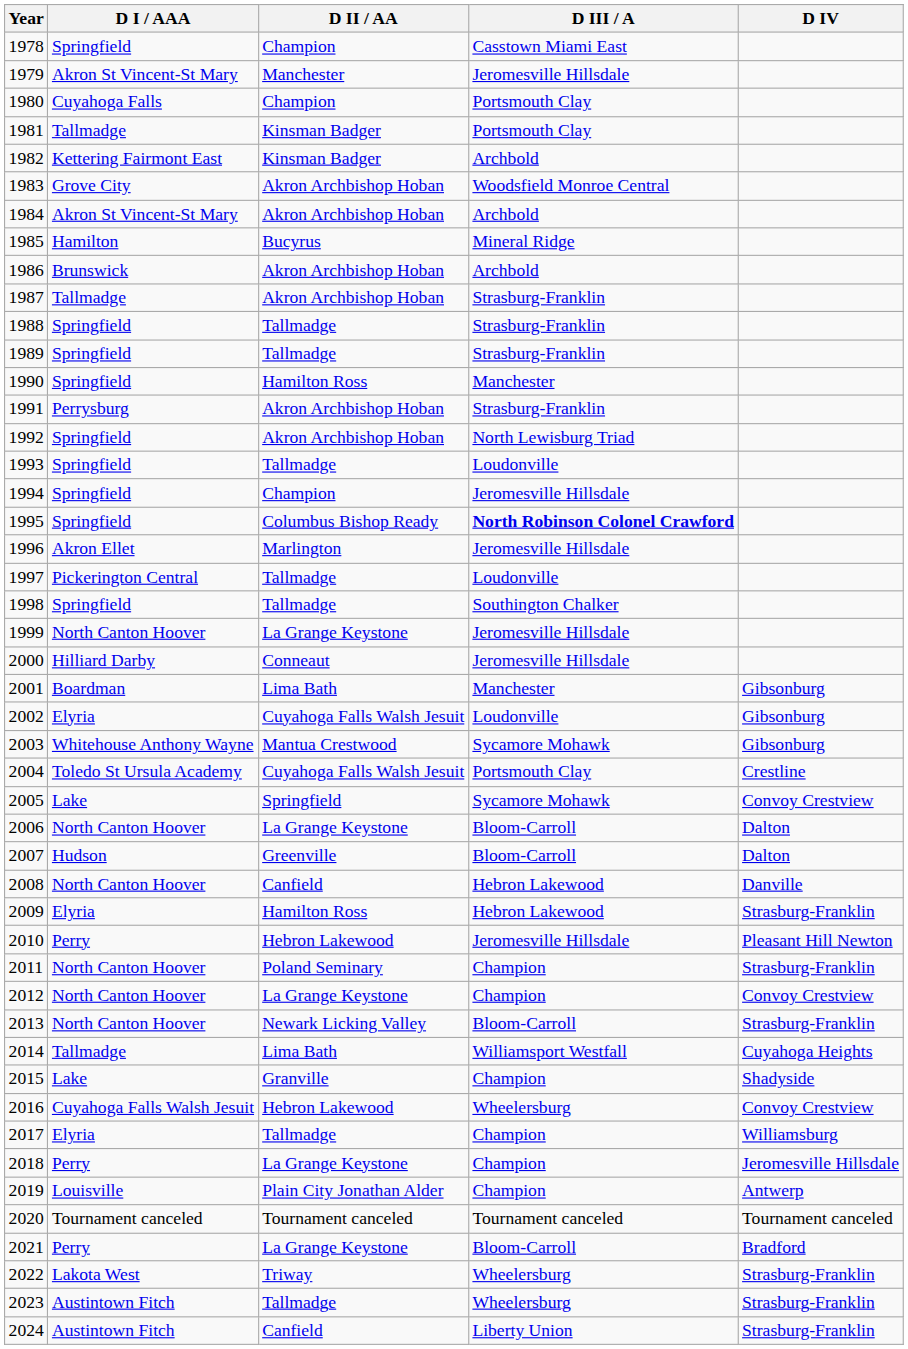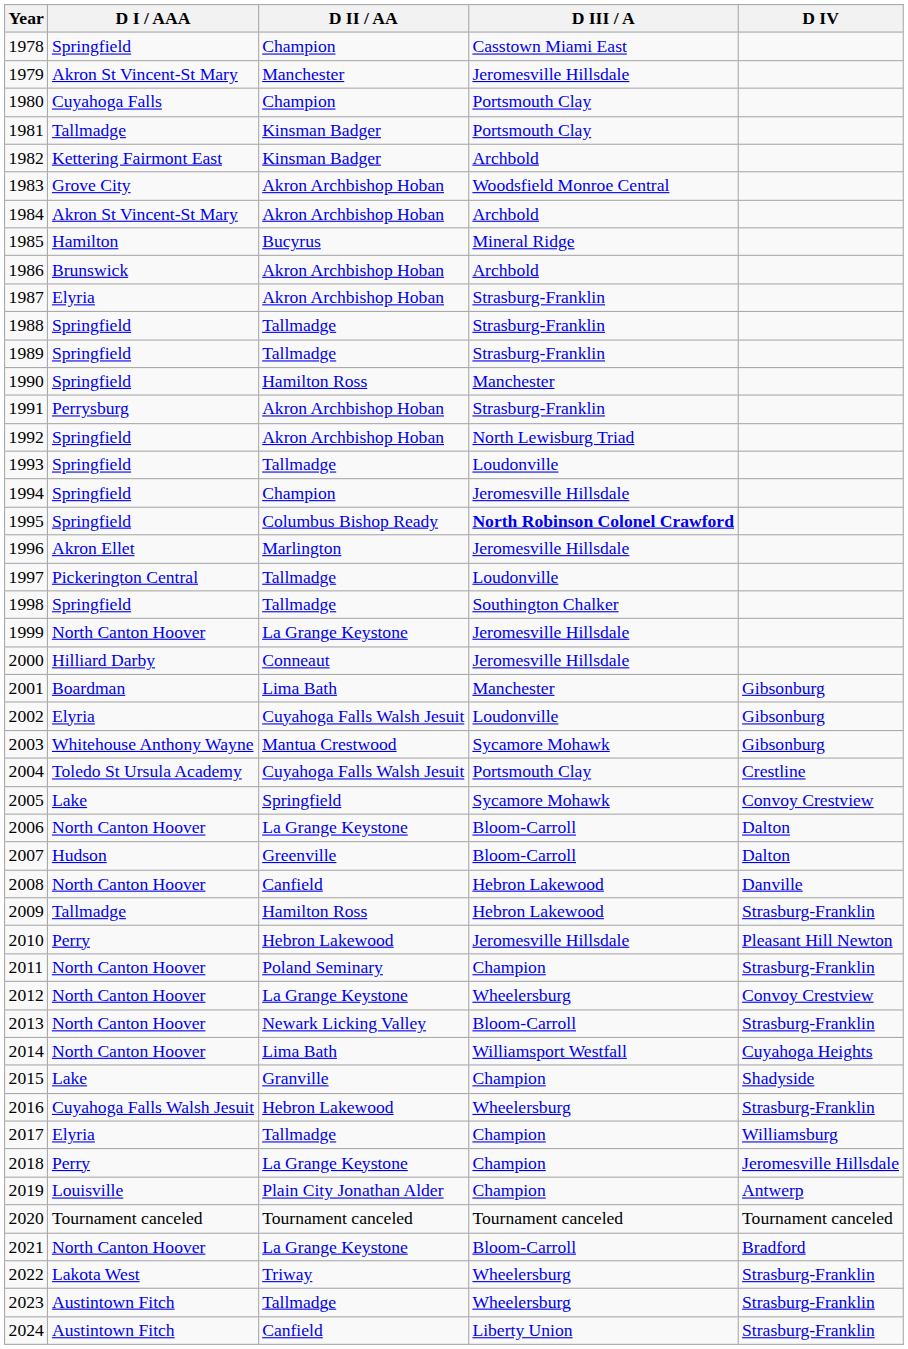(89, 297) Tallmadge -> (73, 297) Elyria
(73, 911) Elyria -> (89, 911) Tallmadge
(509, 995) Champion -> (522, 995) Wheelersburg
(89, 1051) Tallmadge -> (129, 1051) North Canton Hoover
(808, 1107) Convoy Crestview -> (808, 1107) Strasburg-Franklin
(71, 1246) Perry -> (129, 1246) North Canton Hoover
